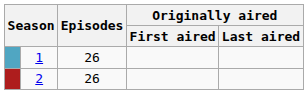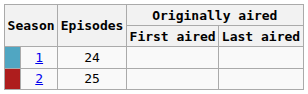(92, 57) 26 -> (92, 57) 24
(92, 79) 26 -> (92, 79) 25
